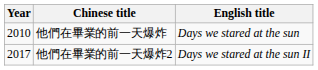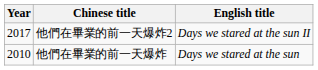rows swapped: (101, 33) <-> (104, 54)
